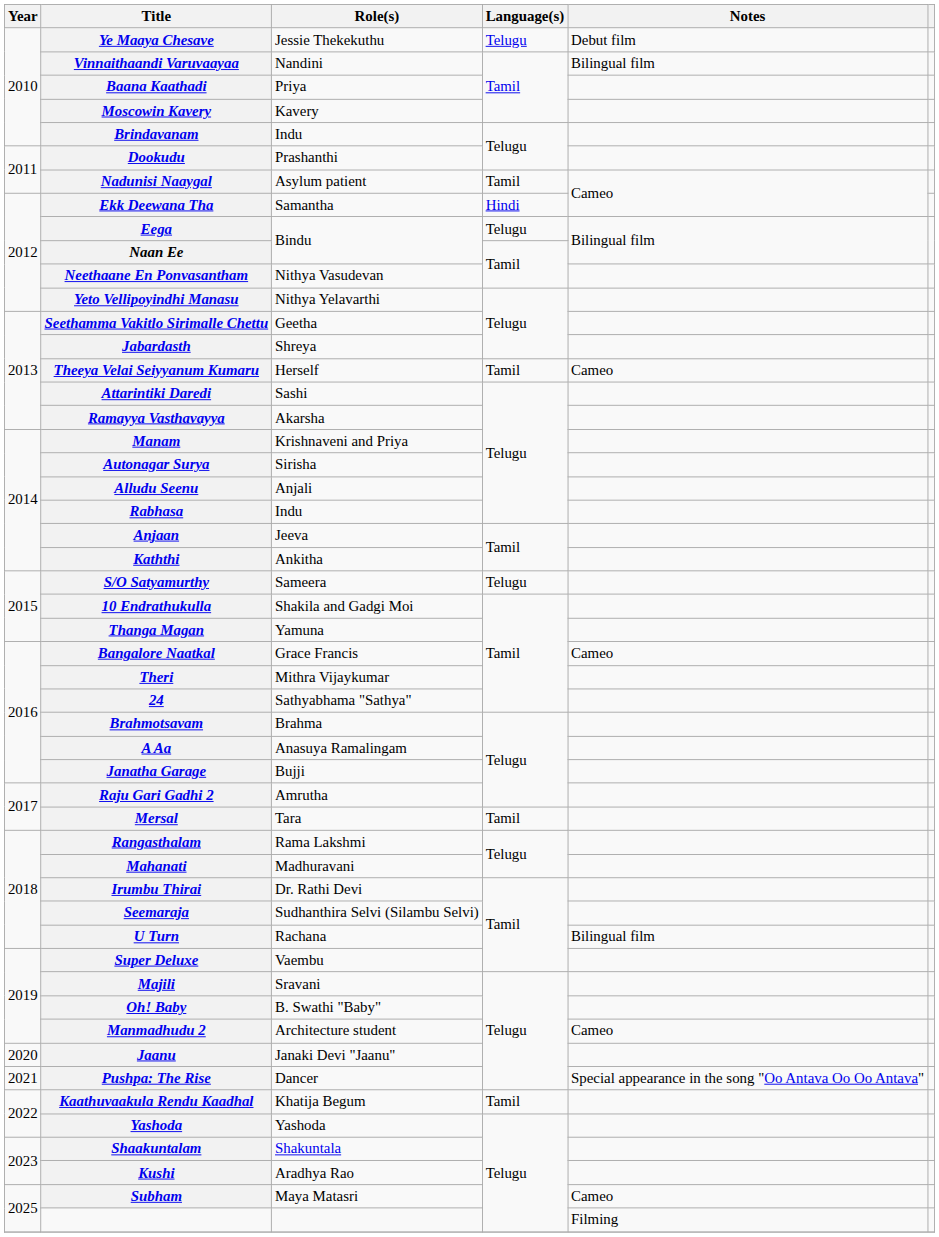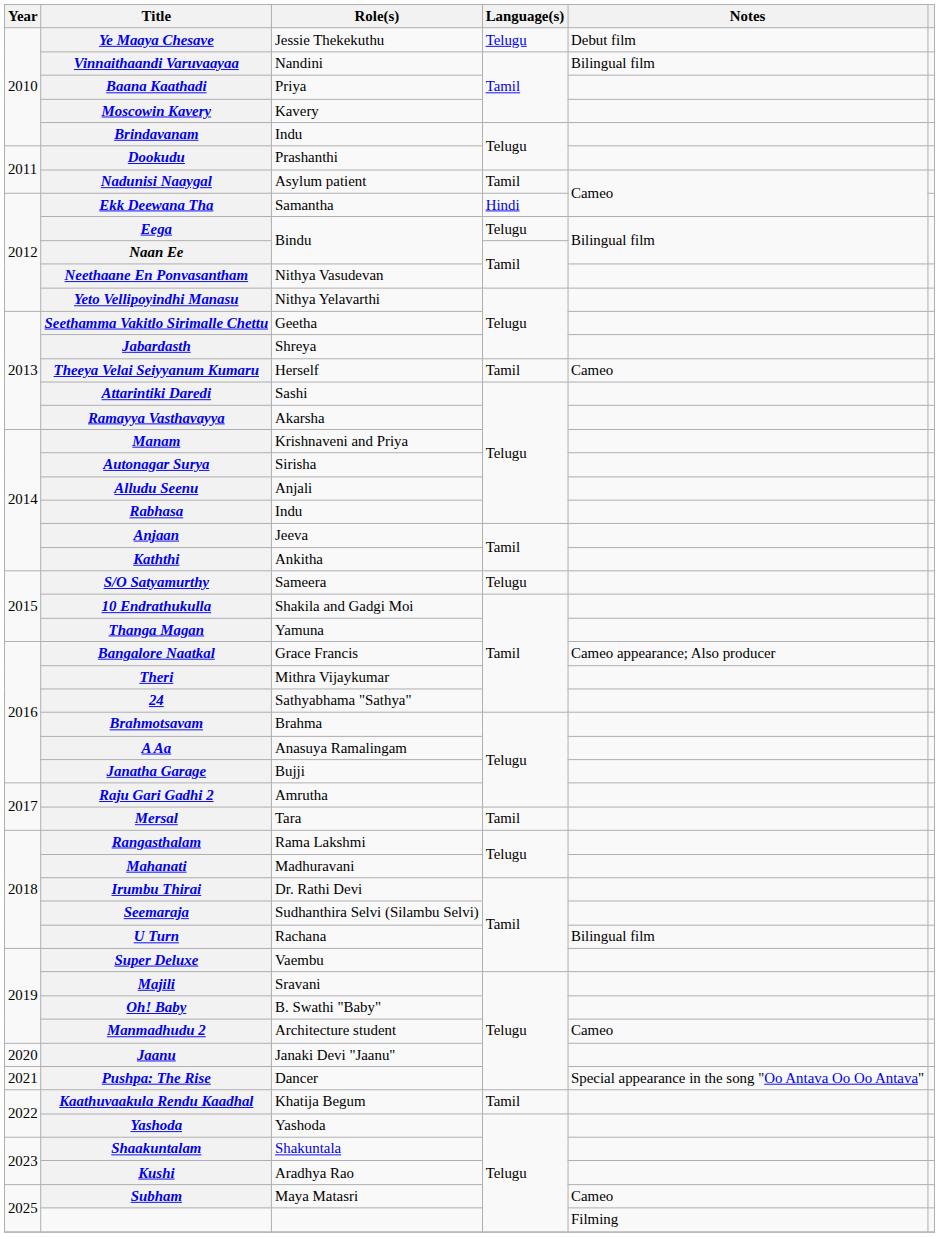(592, 653) Cameo -> (673, 653) Cameo appearance; Also producer
